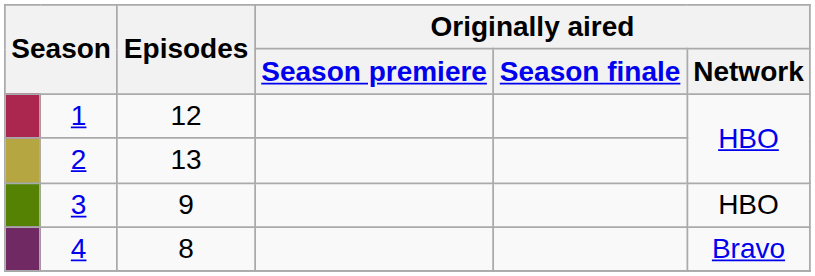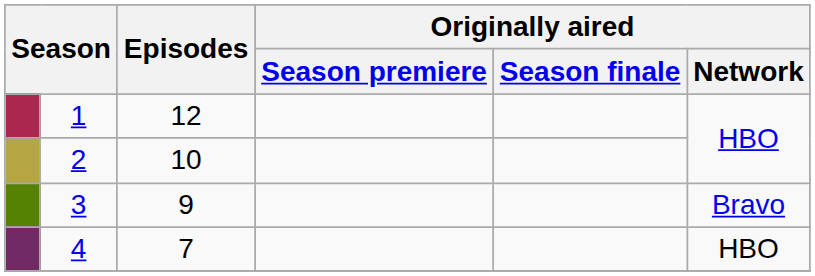(186, 159) 13 -> (186, 159) 10
(748, 204) HBO -> (748, 204) Bravo
(186, 248) 8 -> (186, 248) 7
(748, 248) Bravo -> (748, 248) HBO
